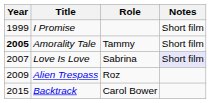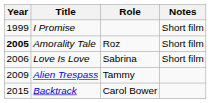(119, 43) Tammy -> (112, 43) Roz
(18, 59) 2007 -> (18, 59) 2006
(183, 59) lavender background -> (183, 59) no background
(112, 75) Roz -> (119, 75) Tammy
